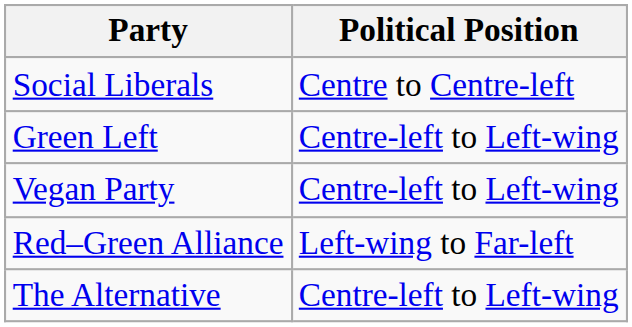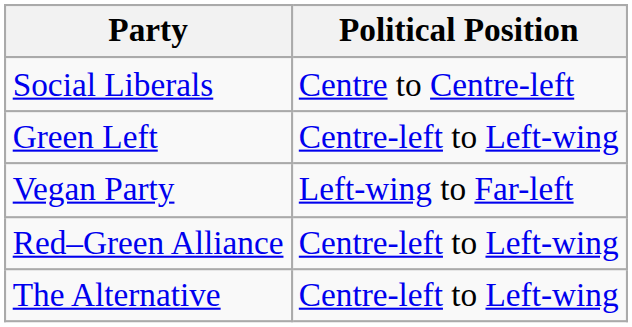(459, 189) Centre-left to Left-wing -> (436, 189) Left-wing to Far-left
(436, 242) Left-wing to Far-left -> (459, 242) Centre-left to Left-wing
